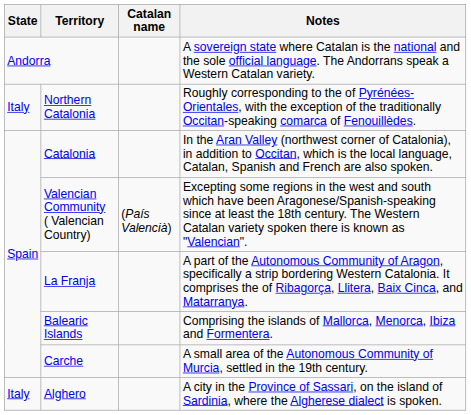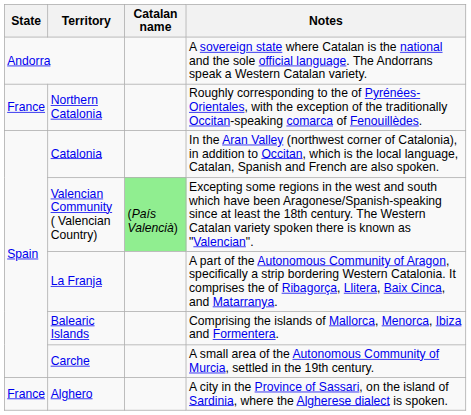(18, 107) Italy -> (26, 107) France
(146, 221) no background -> (153, 221) lightgreen background
(18, 394) Italy -> (26, 394) France
